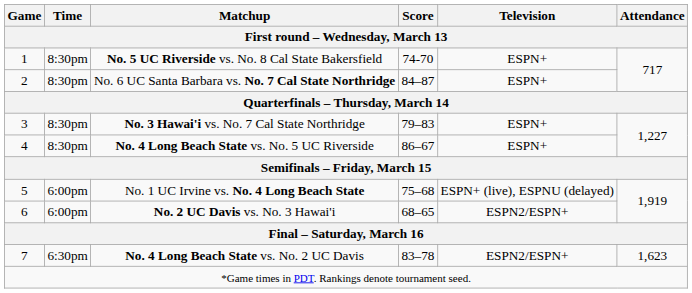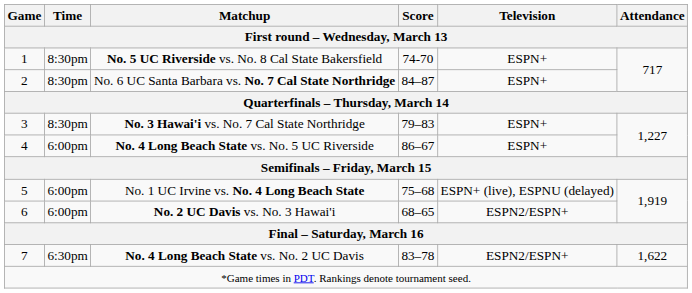(68, 146) 8:30pm -> (68, 146) 6:00pm
(652, 255) 1,623 -> (652, 255) 1,622
